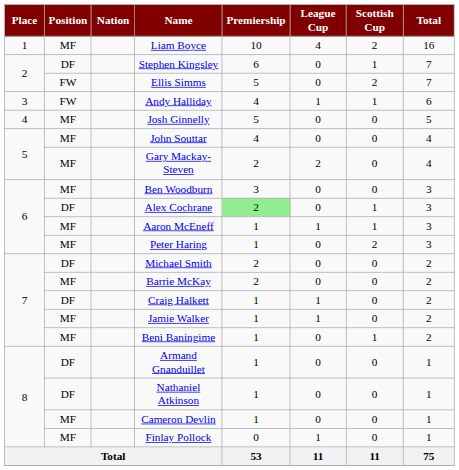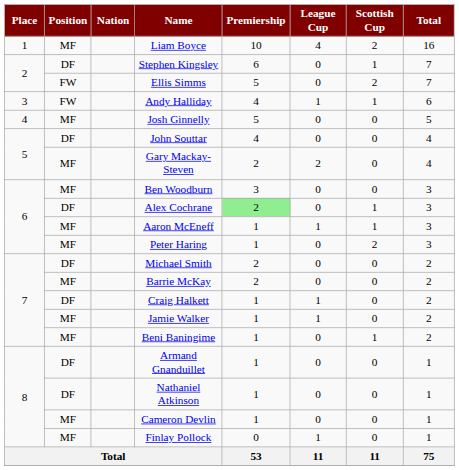(68, 138) MF -> (68, 138) DF
